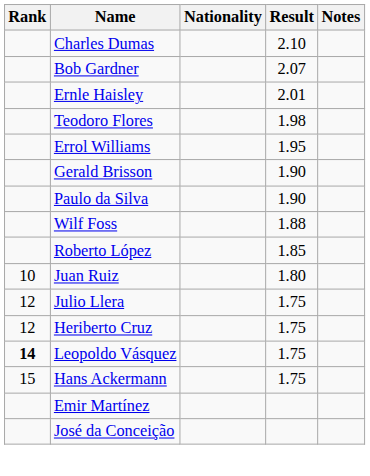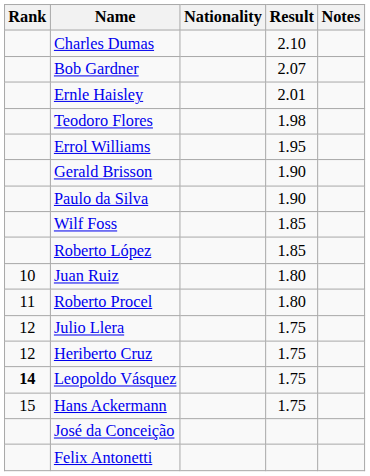(292, 224) 1.88 -> (292, 224) 1.85
+ row: (103, 302)
- row: (102, 405)
+ row: (103, 457)
